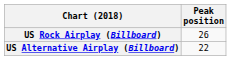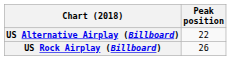rows swapped: (93, 49) <-> (93, 35)
